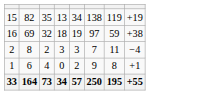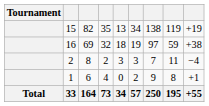+ column: (34, 12)
